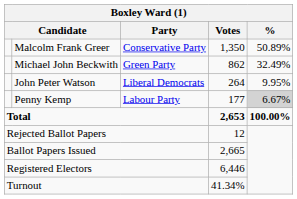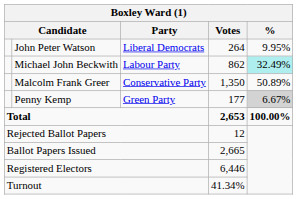rows swapped: (62, 47) <-> (55, 82)
(149, 64) Green Party -> (151, 64) Labour Party
(274, 64) no background -> (274, 64) paleturquoise background
(151, 99) Labour Party -> (149, 99) Green Party
